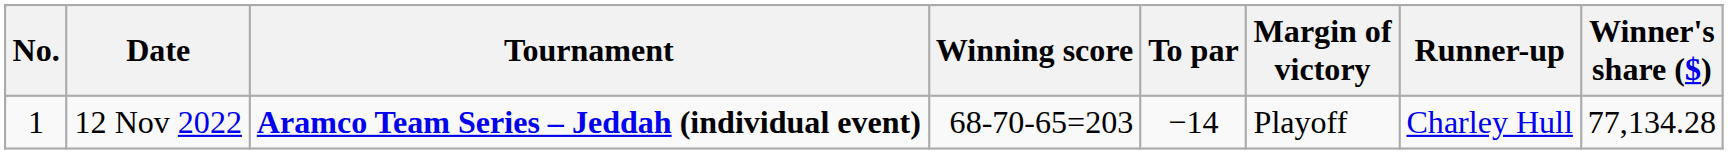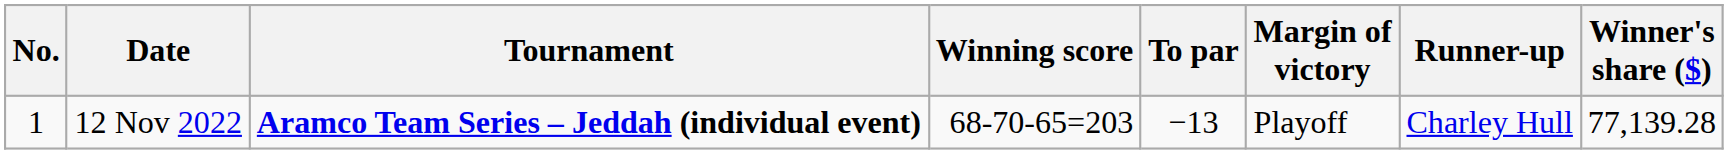(1193, 121) −14 -> (1193, 121) −13
(1652, 121) 77,134.28 -> (1652, 121) 77,139.28
